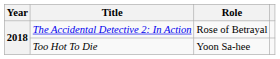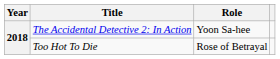(232, 29) Rose of Betrayal -> (223, 29) Yoon Sa-hee
(223, 46) Yoon Sa-hee -> (232, 46) Rose of Betrayal
